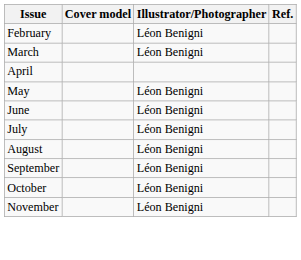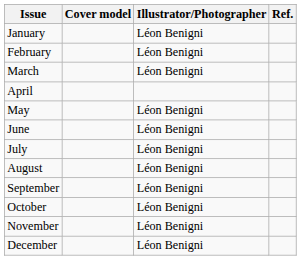+ row: (26, 33)
+ row: (32, 245)
